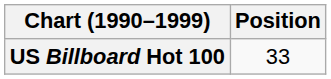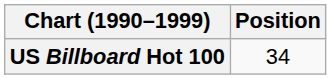(278, 56) 33 -> (278, 56) 34
